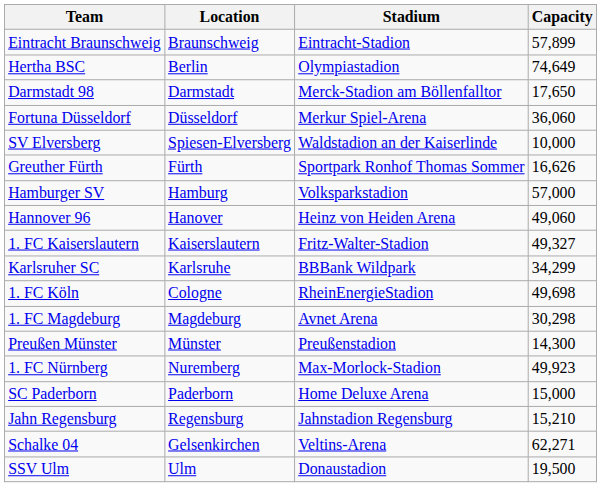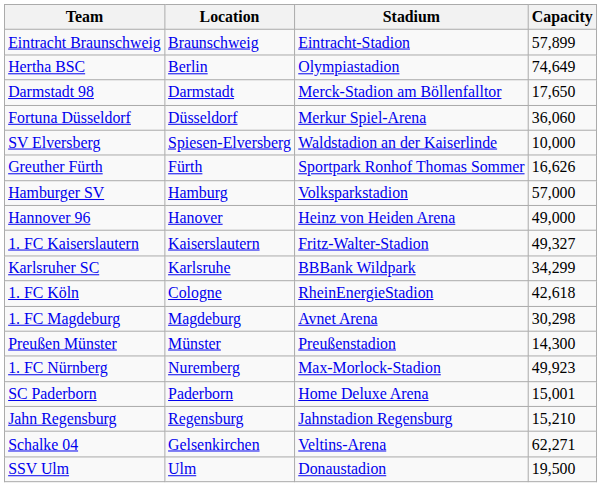(554, 218) 49,060 -> (554, 218) 49,000
(554, 293) 49,698 -> (554, 293) 42,618
(554, 393) 15,000 -> (554, 393) 15,001
